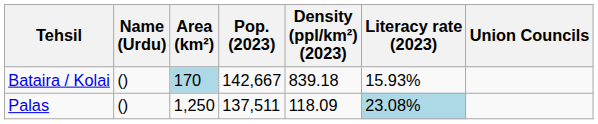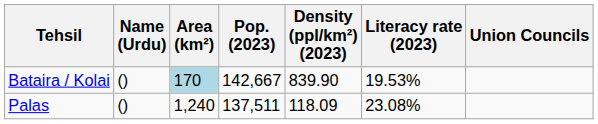(314, 80) 839.18 -> (314, 80) 839.90
(393, 80) 15.93% -> (393, 80) 19.53%
(194, 105) 1,250 -> (194, 105) 1,240
(393, 105) lightblue background -> (393, 105) no background
